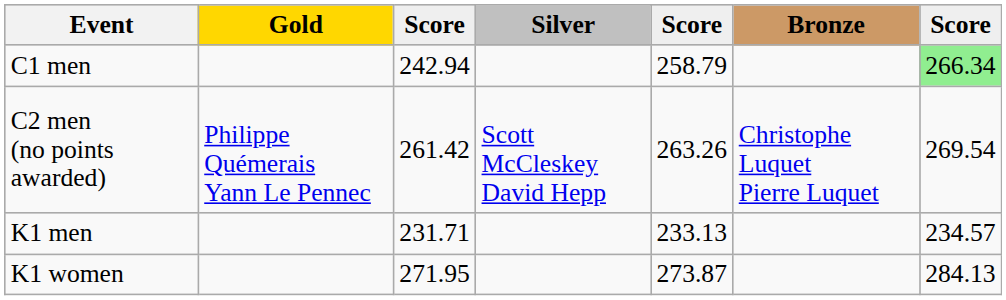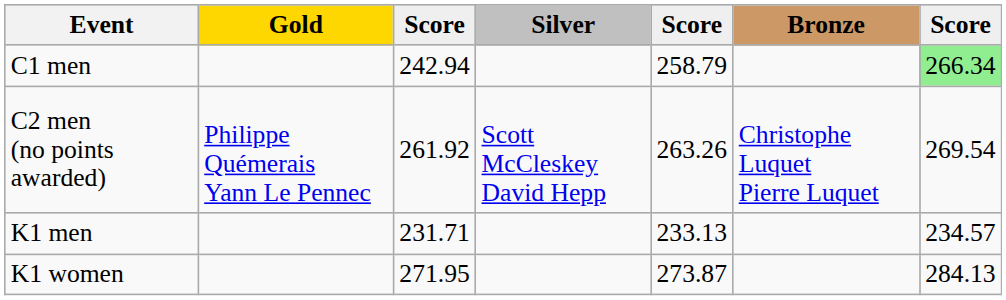(435, 149) 261.42 -> (435, 149) 261.92
